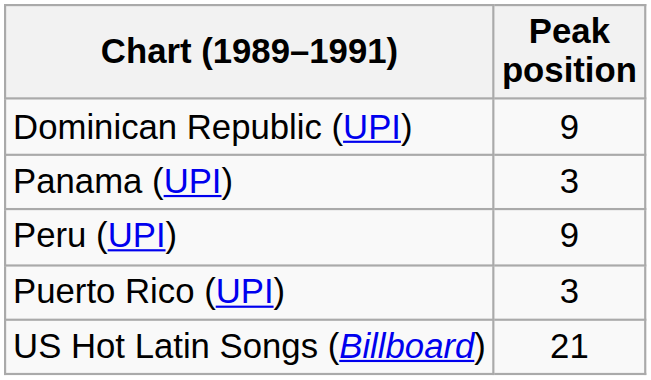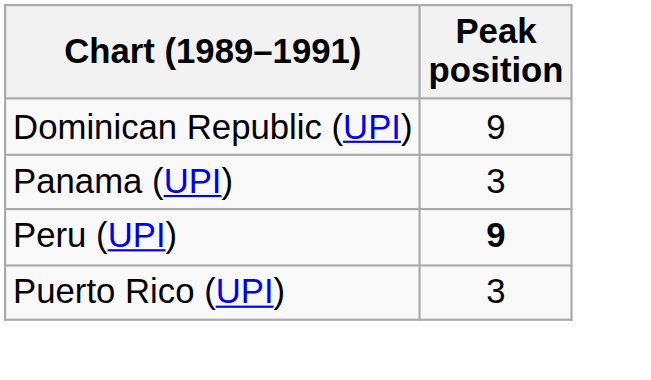(569, 236) normal -> (496, 236) bold
- row: (249, 346)
